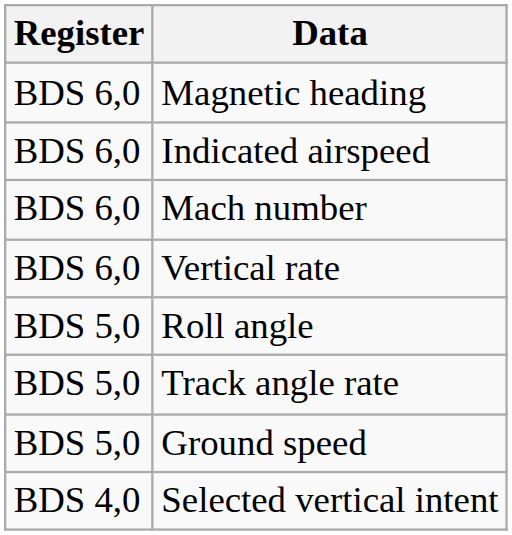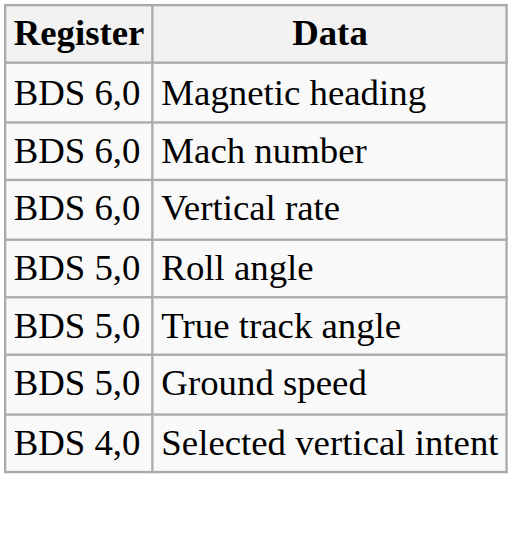- row: (296, 150)
- row: (280, 383)
+ row: (281, 325)
